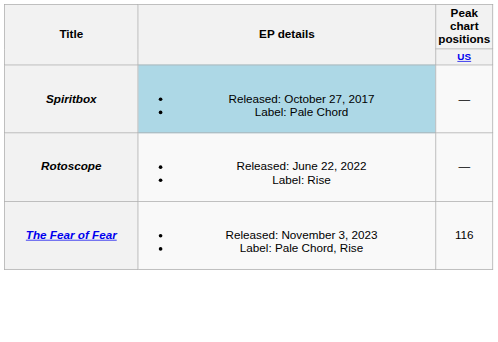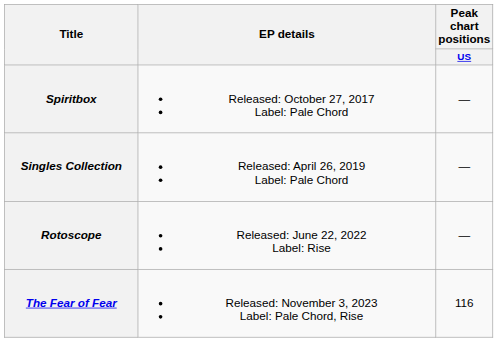(287, 105) lightblue background -> (287, 105) no background
+ row: (71, 167)
